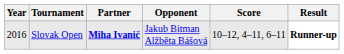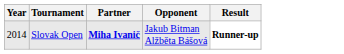- column: (249, 13)
(17, 35) 2016 -> (17, 35) 2014
